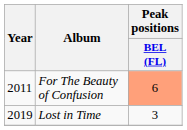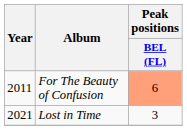(20, 115) 2019 -> (20, 115) 2021
